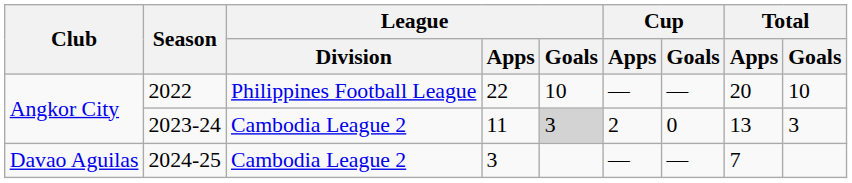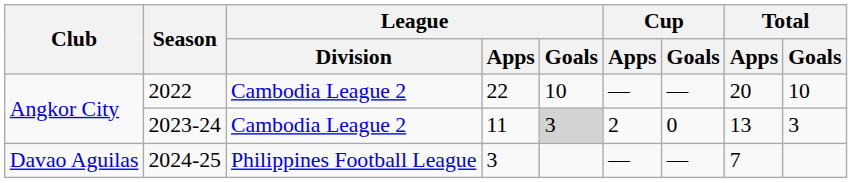(354, 90) Philippines Football League -> (319, 90) Cambodia League 2
(319, 159) Cambodia League 2 -> (354, 159) Philippines Football League
